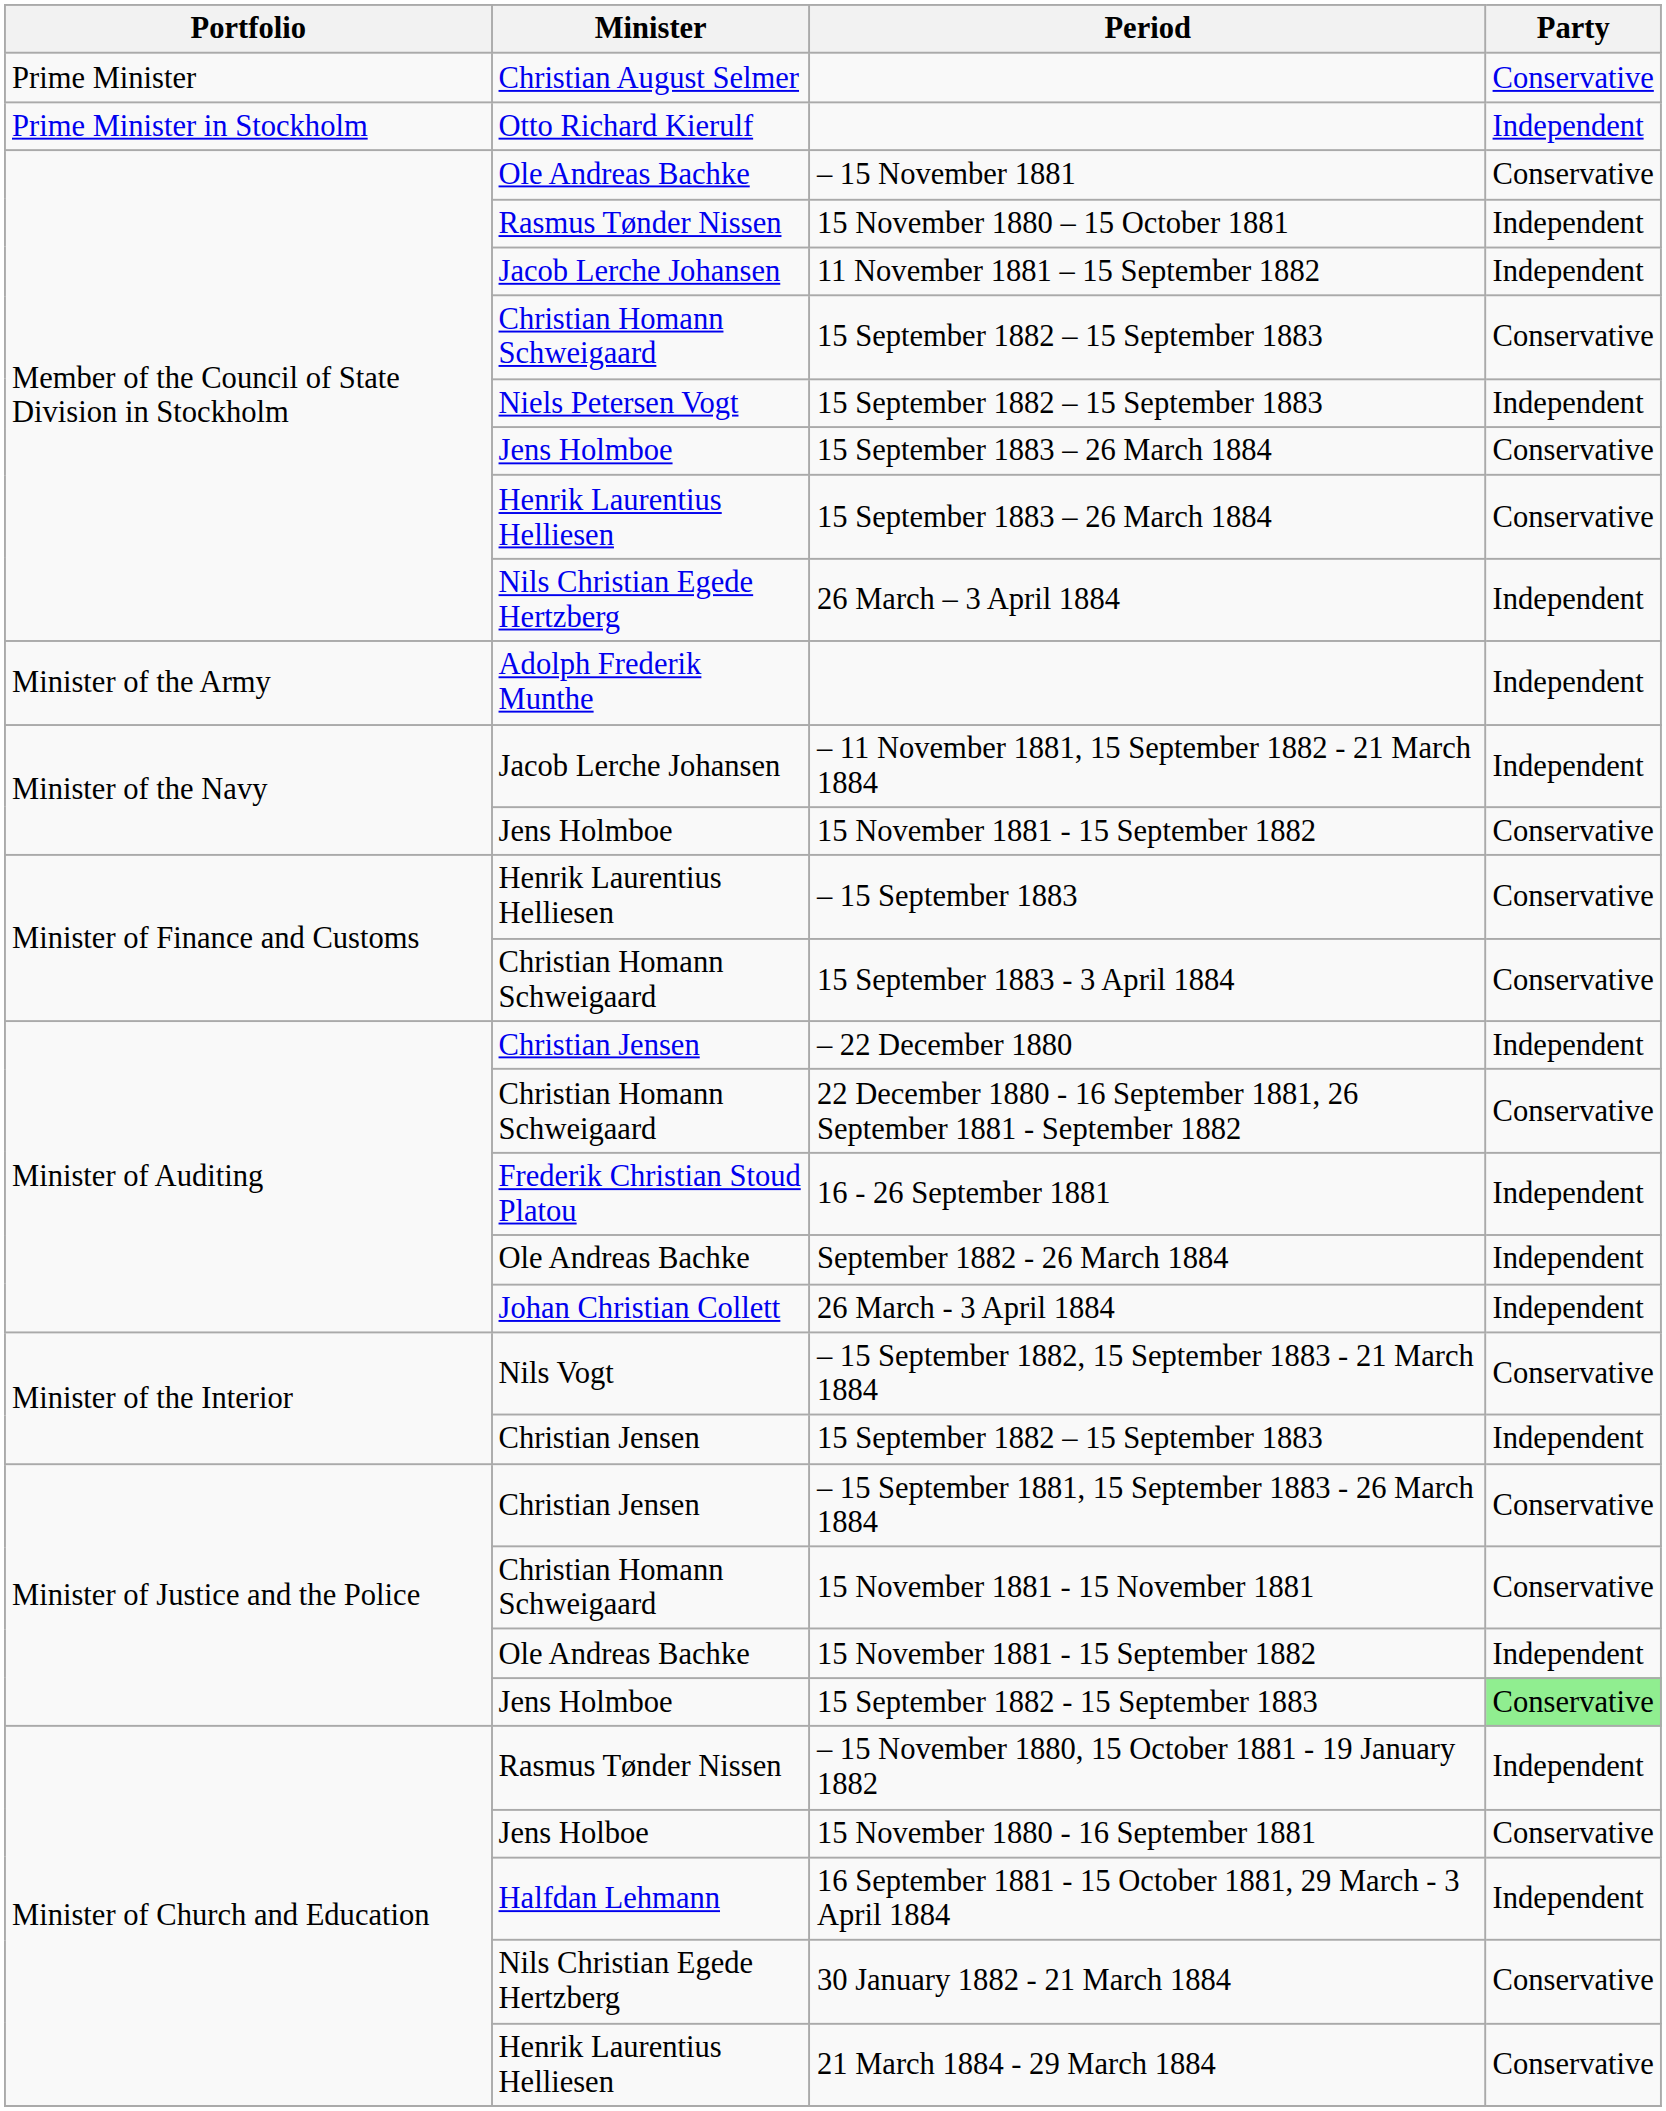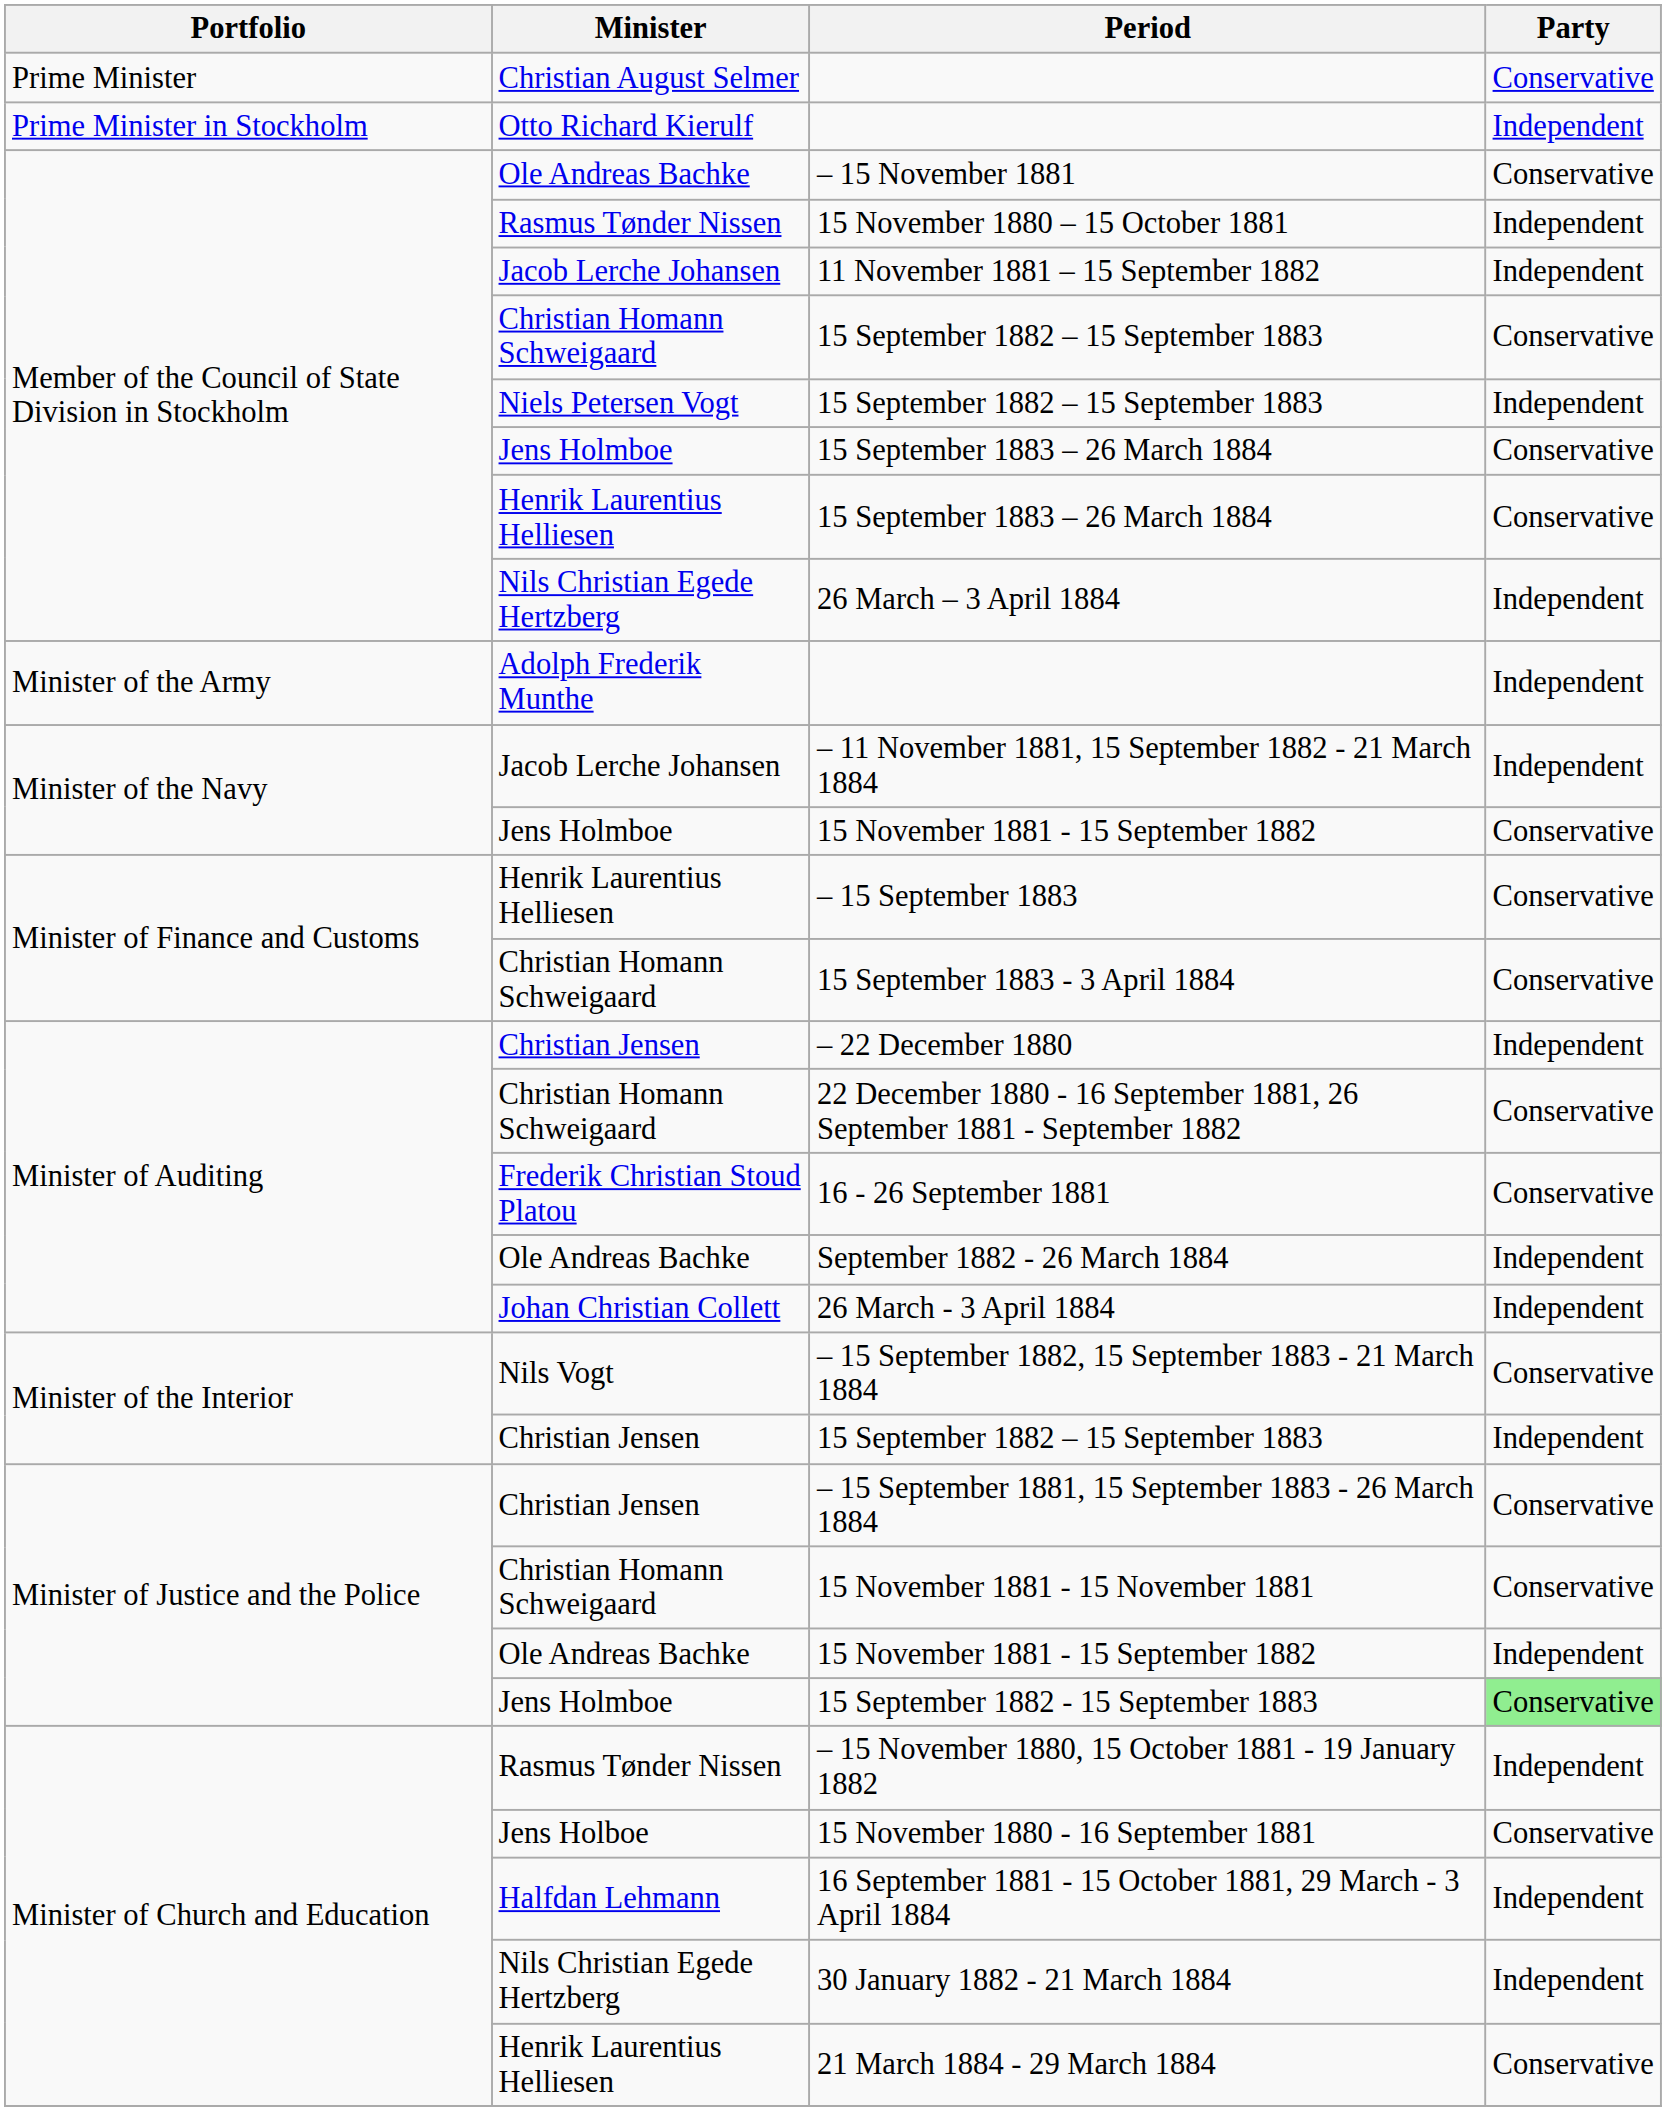(1568, 1193) Independent -> (1573, 1193) Conservative
(1573, 1981) Conservative -> (1568, 1981) Independent
